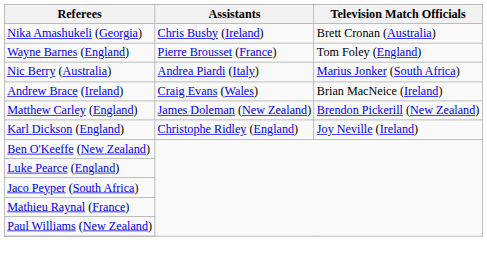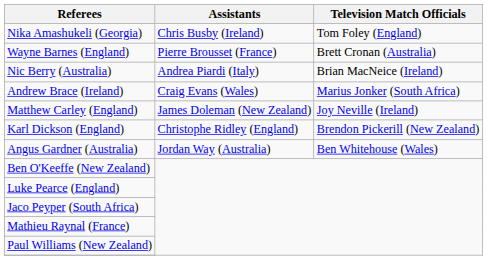(376, 33) Brett Cronan (Australia) -> (369, 33) Tom Foley (England)
(369, 52) Tom Foley (England) -> (376, 52) Brett Cronan (Australia)
(388, 71) Marius Jonker (South Africa) -> (380, 71) Brian MacNeice (Ireland)
(380, 91) Brian MacNeice (Ireland) -> (388, 91) Marius Jonker (South Africa)
(398, 110) Brendon Pickerill (New Zealand) -> (367, 110) Joy Neville (Ireland)
(367, 129) Joy Neville (Ireland) -> (398, 129) Brendon Pickerill (New Zealand)
+ row: (72, 149)
